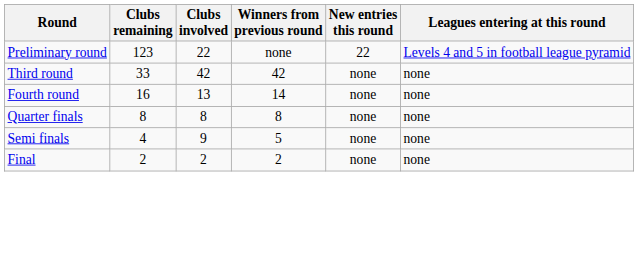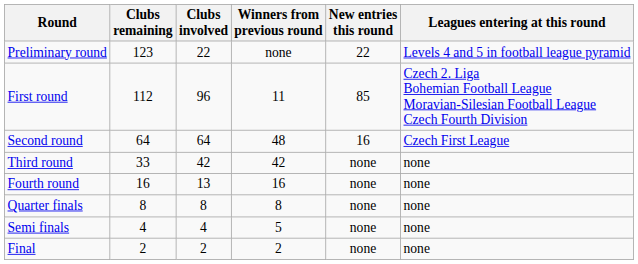+ row: (38, 96)
+ row: (45, 141)
(278, 95) 14 -> (278, 184) 16
(203, 138) 9 -> (203, 227) 4
